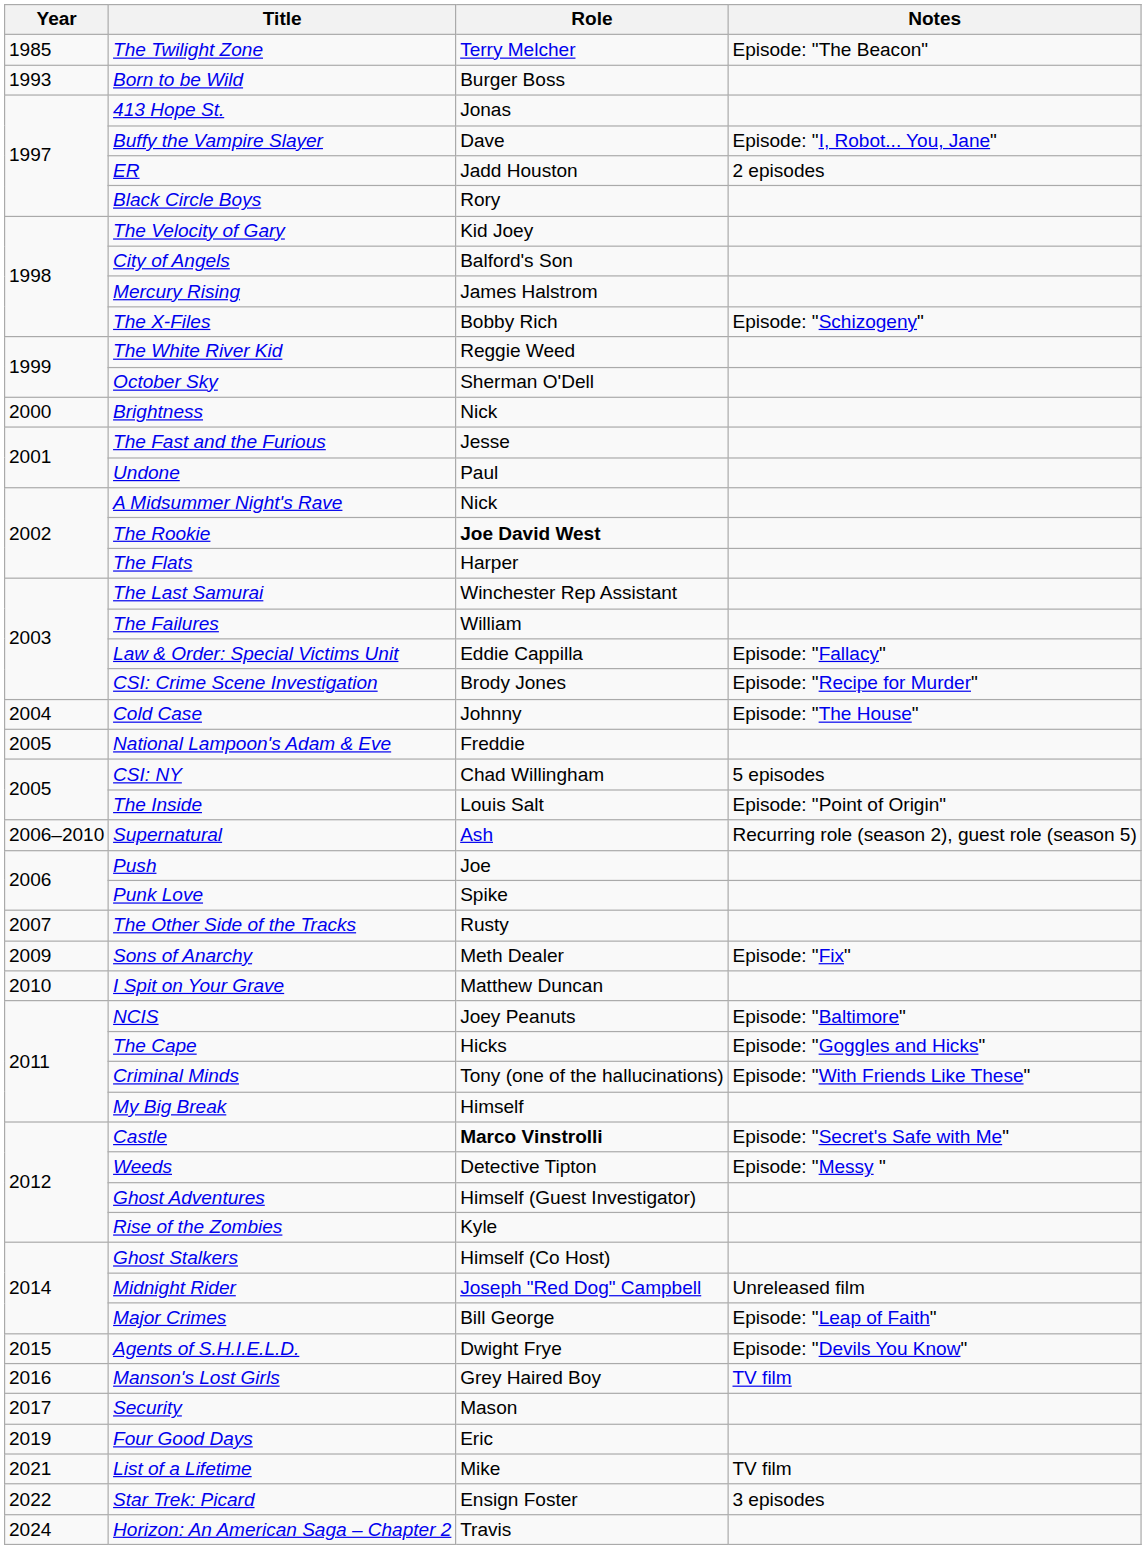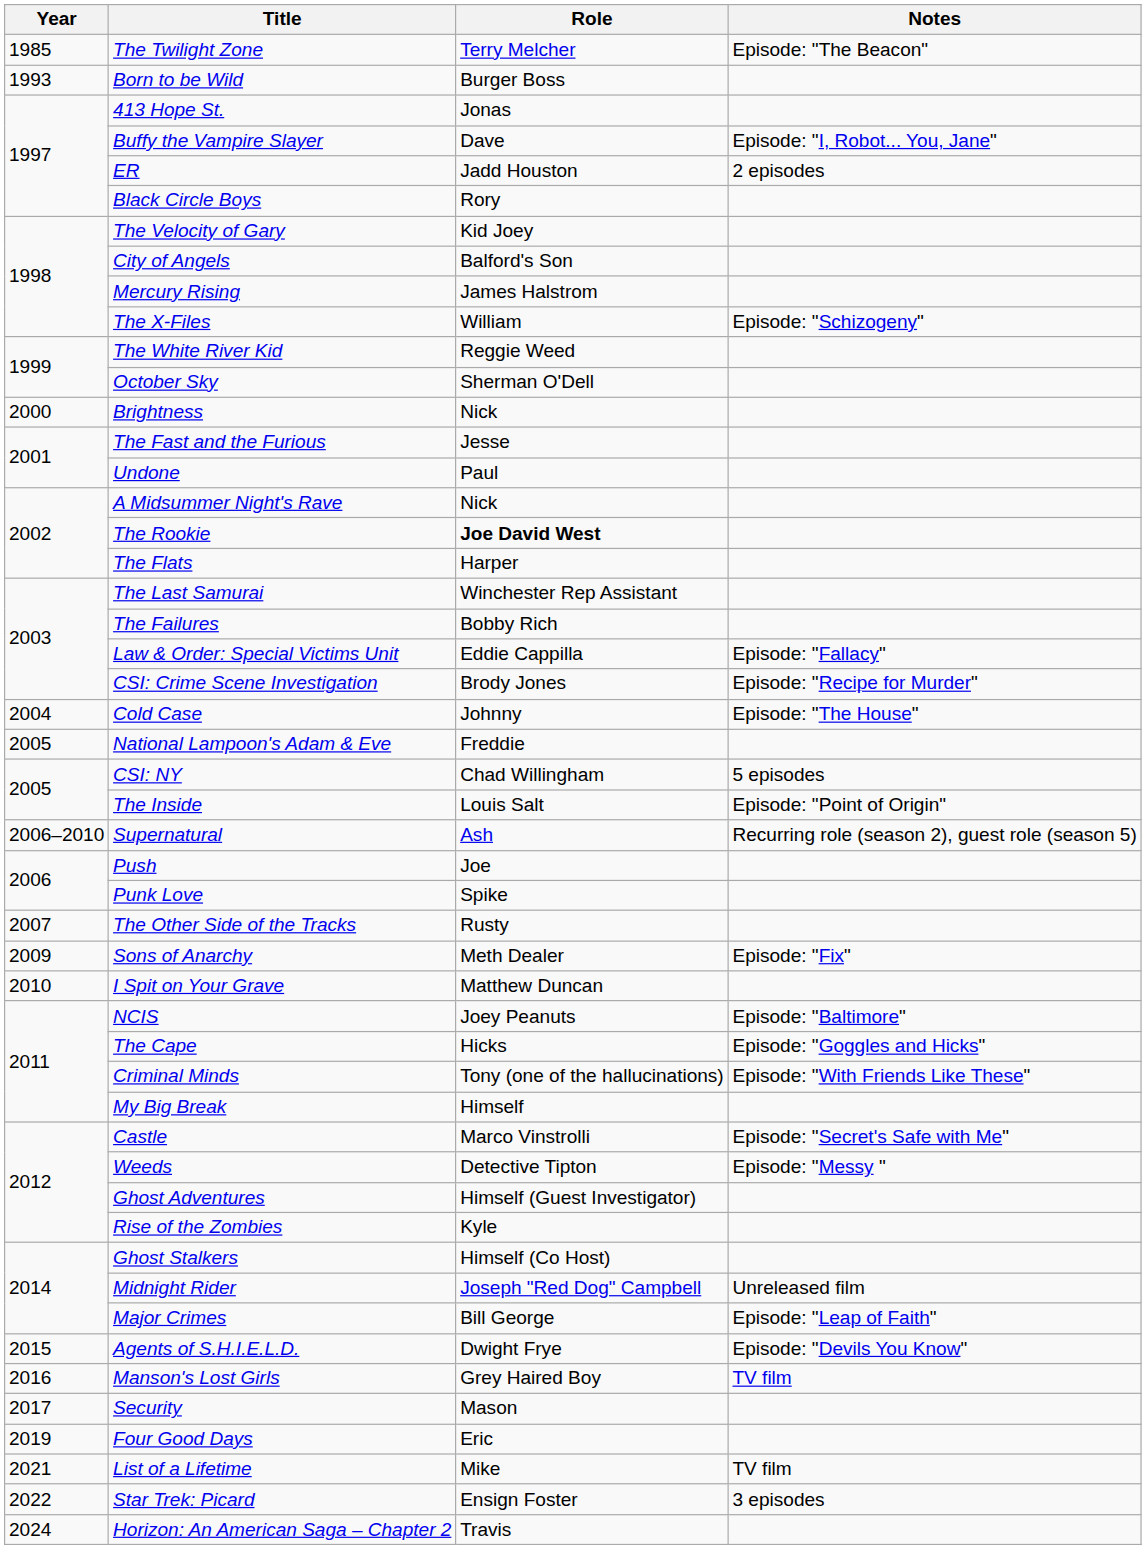(509, 321) Bobby Rich -> (491, 321) William
(491, 623) William -> (509, 623) Bobby Rich
(531, 1136) bold -> (525, 1136) normal
